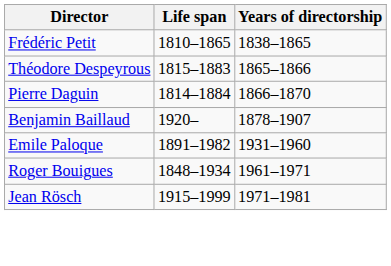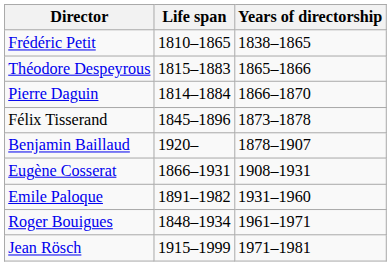+ row: (58, 119)
+ row: (62, 171)
